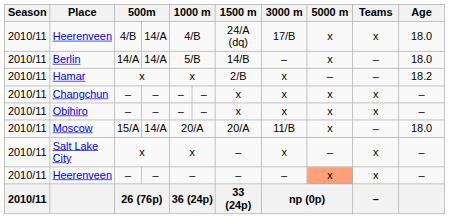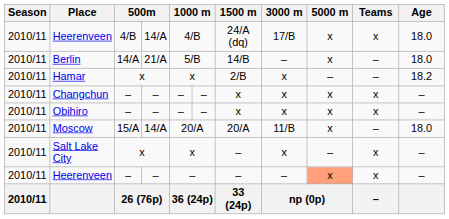(156, 59) 14/A -> (156, 59) 21/A
